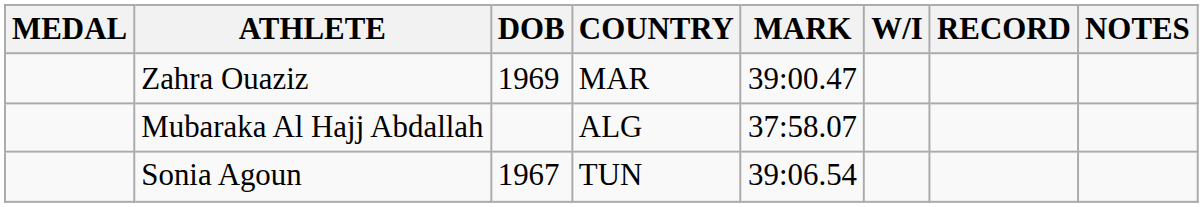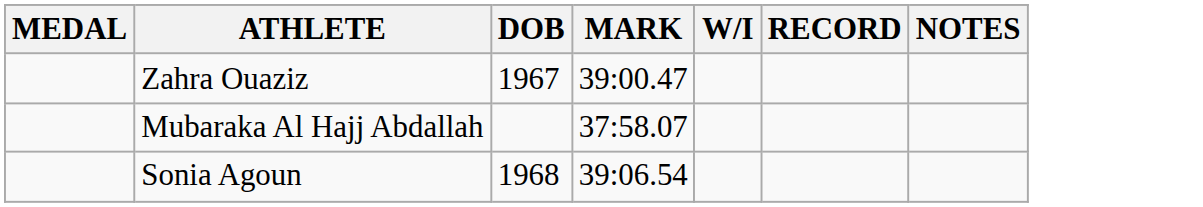- column: (656, 28)
(529, 77) 1969 -> (529, 77) 1967
(529, 175) 1967 -> (529, 175) 1968
